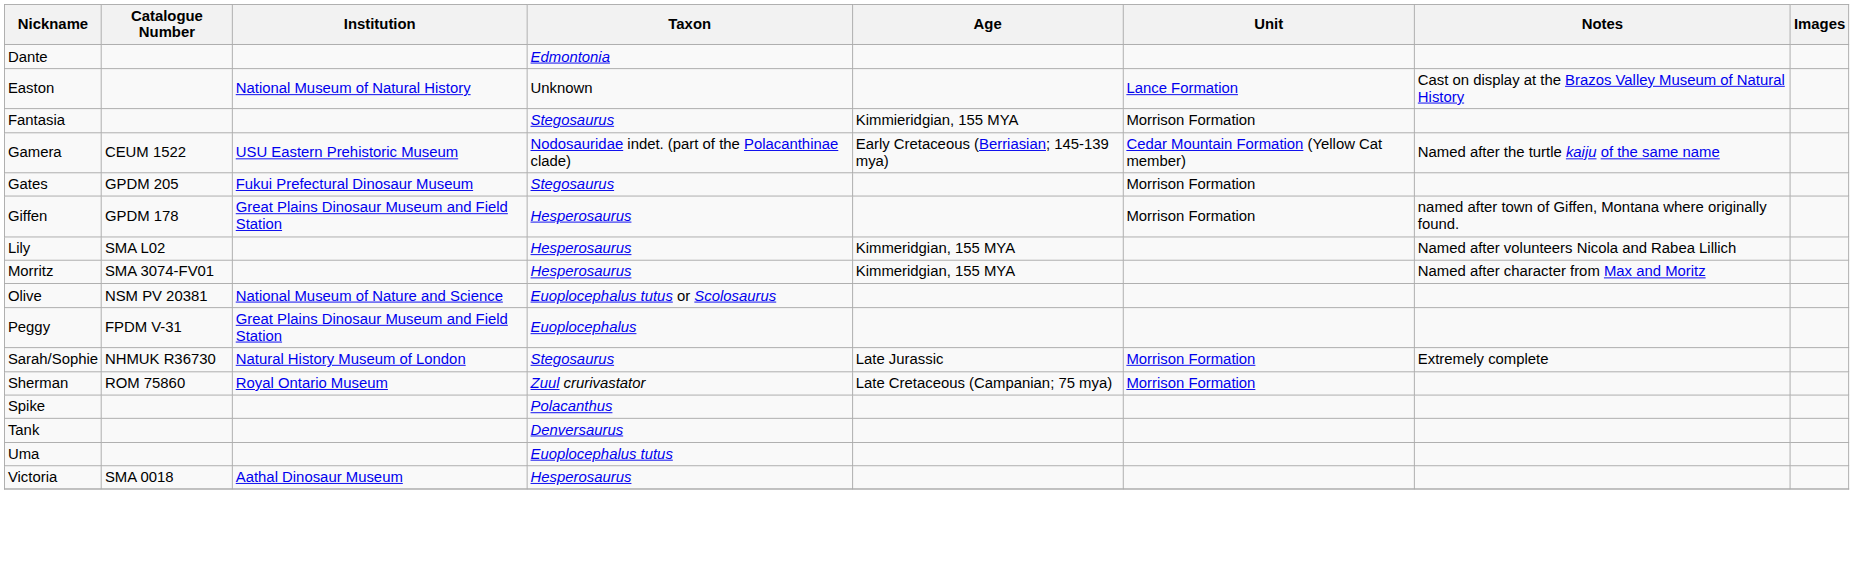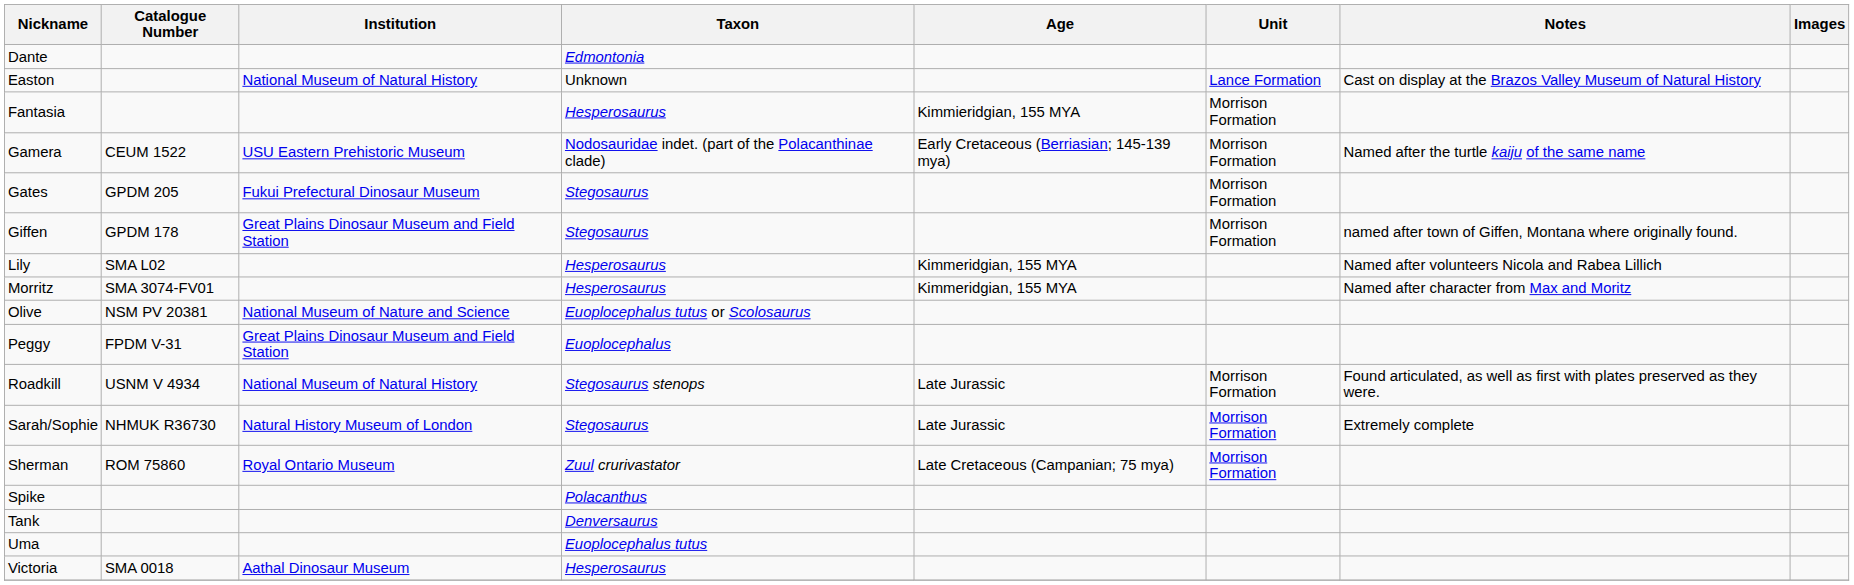(572, 120) Stegosaurus -> (615, 112) Hesperosaurus
(1254, 152) Cedar Mountain Formation (Yellow Cat member) -> (1243, 152) Morrison Formation
(581, 216) Hesperosaurus -> (607, 233) Stegosaurus
+ row: (34, 384)
